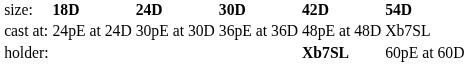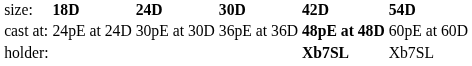(342, 31) normal -> (343, 31) bold
(408, 31) Xb7SL -> (428, 31) 60pE at 60D
(425, 52) 60pE at 60D -> (411, 52) Xb7SL
